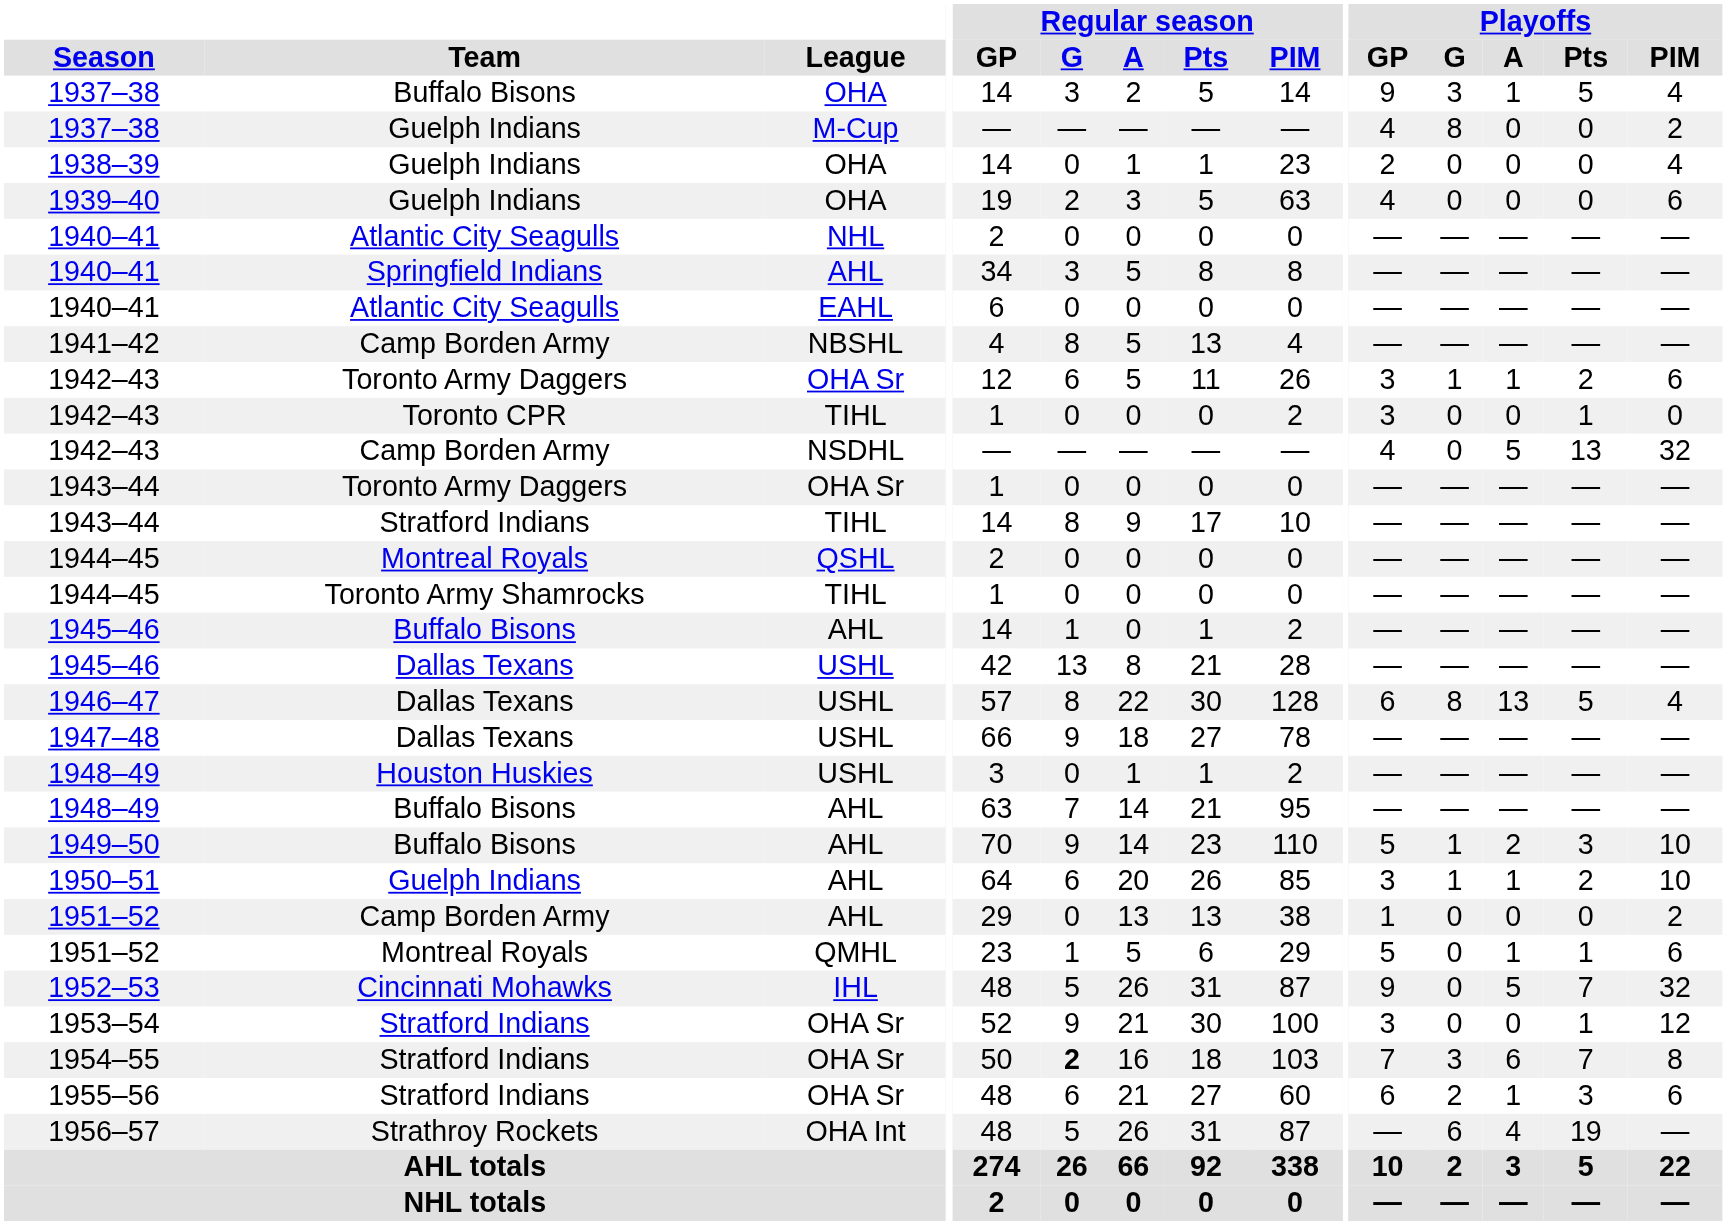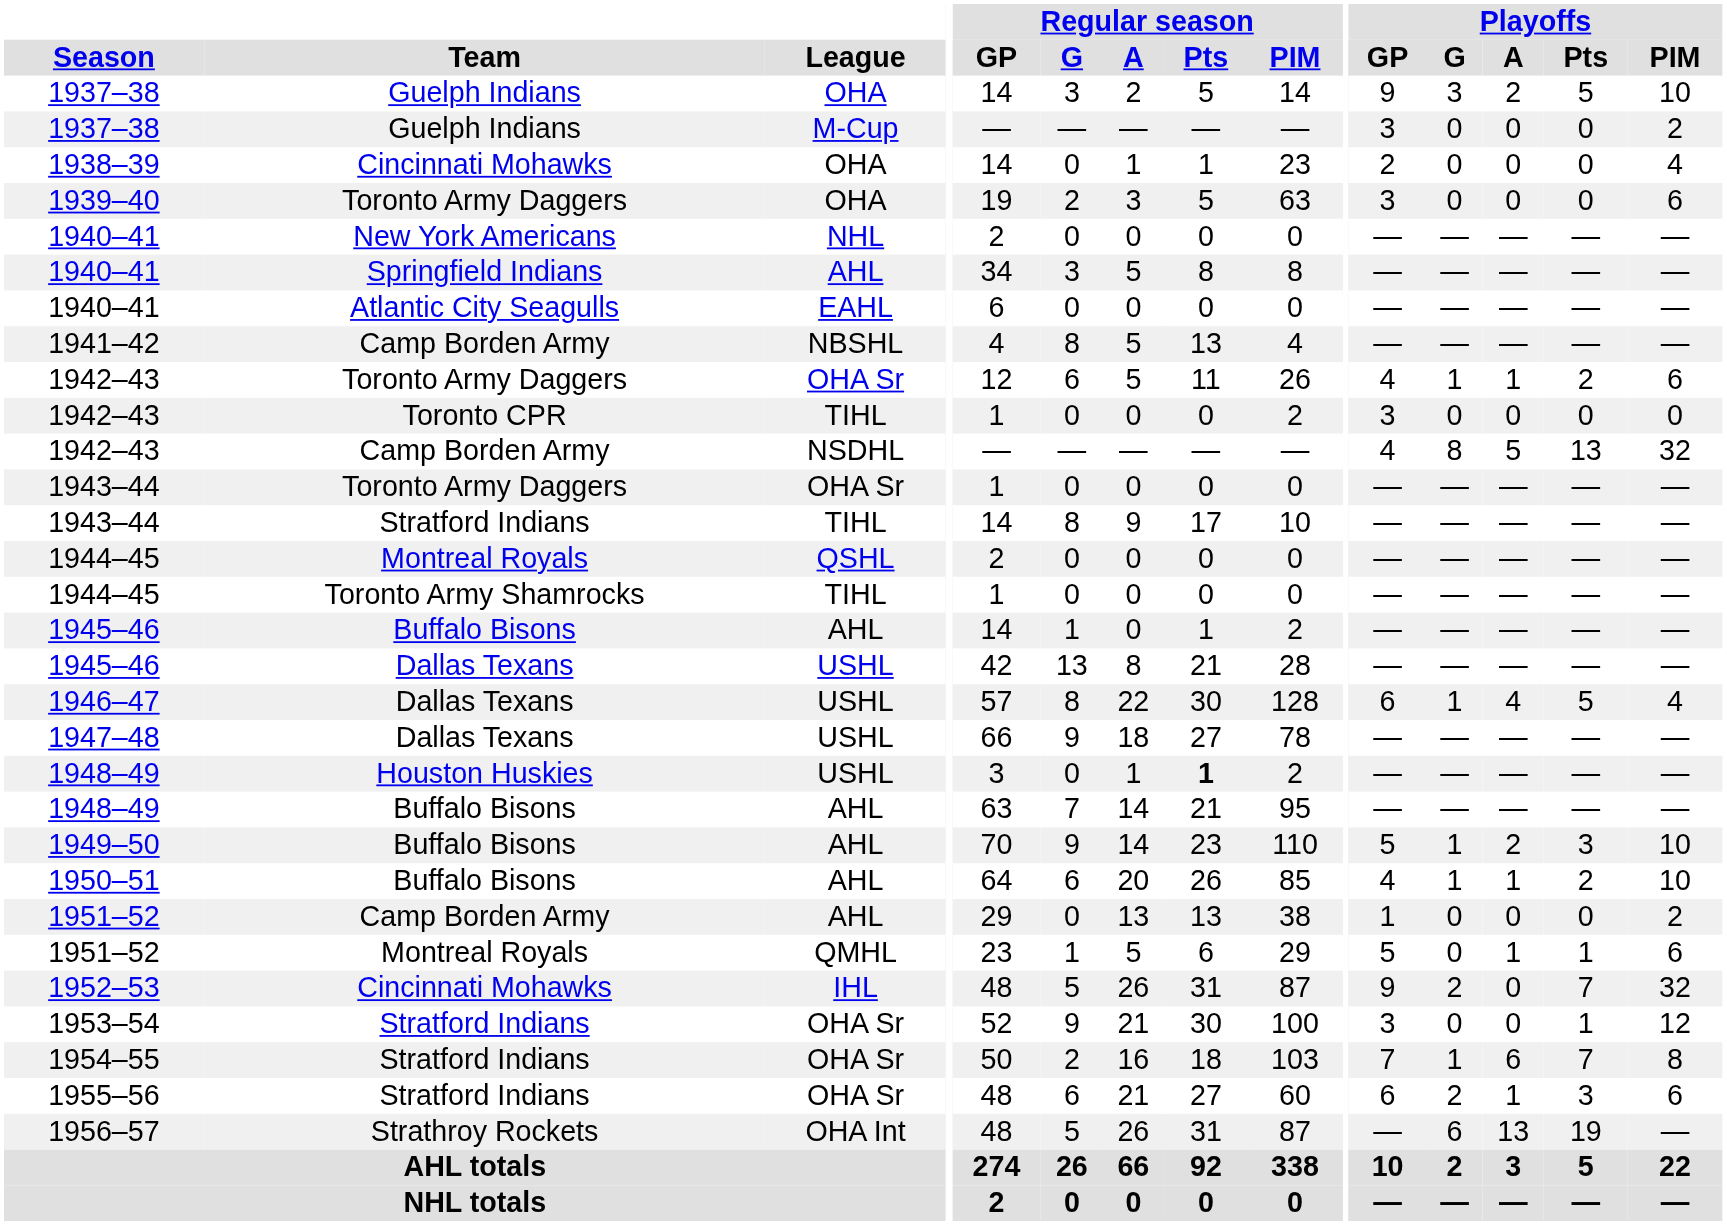(485, 93) Buffalo Bisons -> (485, 93) Guelph Indians
(1513, 93) 1 -> (1513, 93) 2
(1675, 93) 4 -> (1675, 93) 10
(1388, 128) 4 -> (1388, 128) 3
(1455, 128) 8 -> (1455, 128) 0
(485, 164) Guelph Indians -> (485, 164) Cincinnati Mohawks
(485, 200) Guelph Indians -> (485, 200) Toronto Army Daggers
(1388, 200) 4 -> (1388, 200) 3
(485, 236) Atlantic City Seagulls -> (485, 236) New York Americans
(1388, 379) 3 -> (1388, 379) 4
(1586, 415) 1 -> (1586, 415) 0
(1455, 451) 0 -> (1455, 451) 8
(1455, 701) 8 -> (1455, 701) 1
(1513, 701) 13 -> (1513, 701) 4
(1206, 773) normal -> (1206, 773) bold
(485, 880) Guelph Indians -> (485, 880) Buffalo Bisons
(1388, 880) 3 -> (1388, 880) 4
(1455, 988) 0 -> (1455, 988) 2
(1513, 988) 5 -> (1513, 988) 0
(1072, 1059) bold -> (1072, 1059) normal
(1455, 1059) 3 -> (1455, 1059) 1
(1513, 1131) 4 -> (1513, 1131) 13
